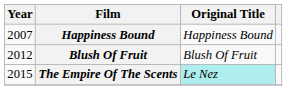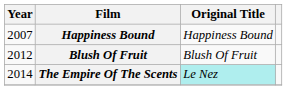(20, 74) 2015 -> (20, 74) 2014
